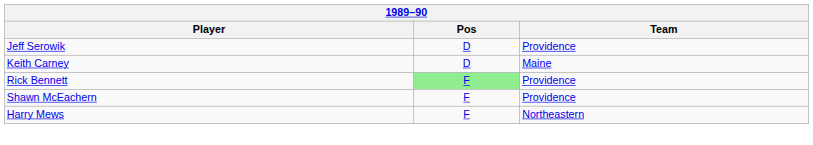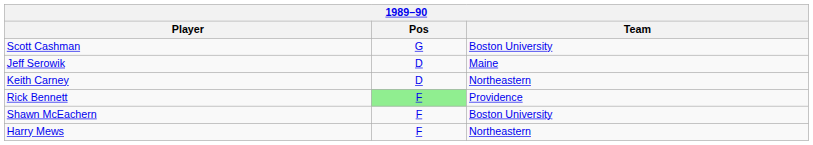+ row: (43, 47)
(549, 47) Providence -> (484, 64) Maine
(537, 64) Maine -> (500, 81) Northeastern
(549, 98) Providence -> (511, 115) Boston University
